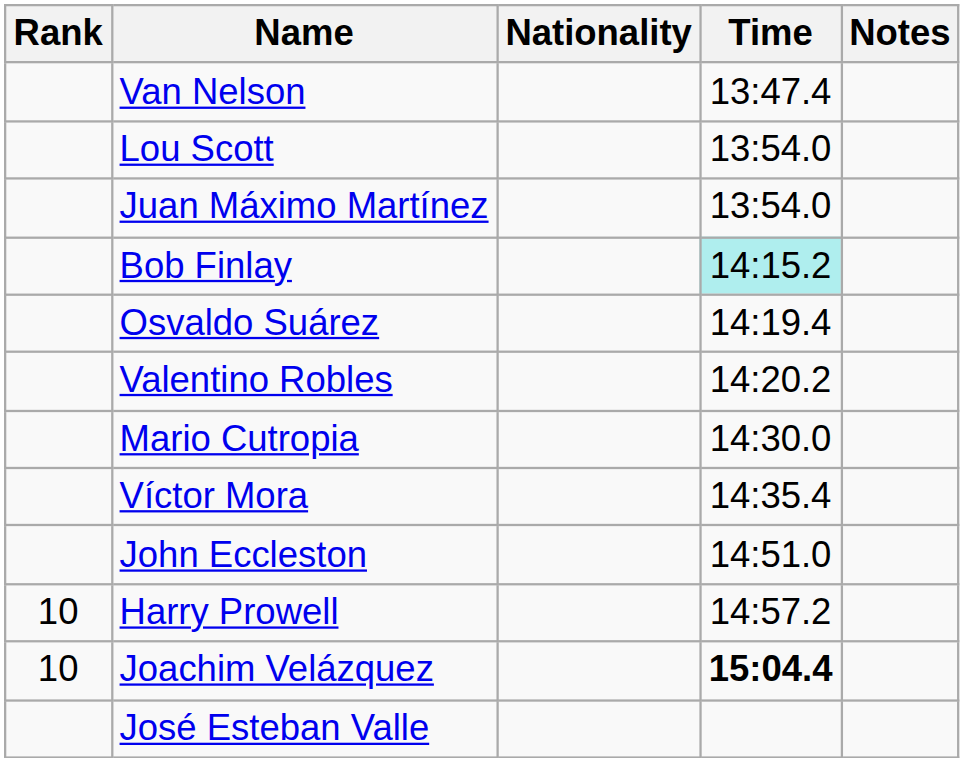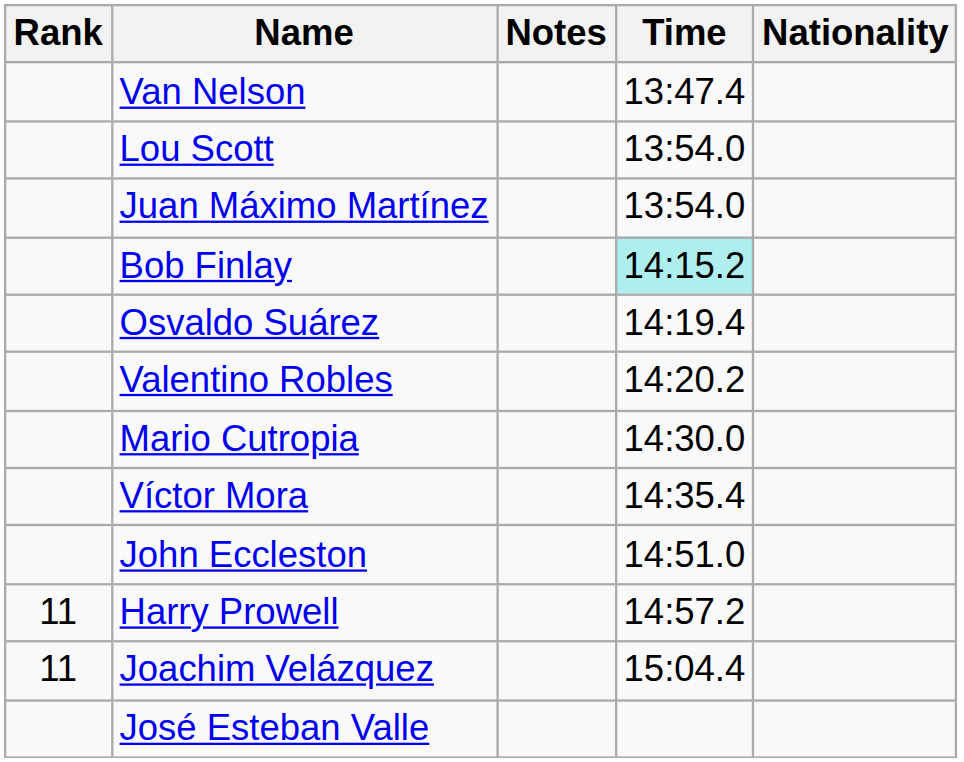columns swapped: (599, 33) <-> (900, 33)
(58, 611) 10 -> (58, 611) 11
(58, 669) 10 -> (58, 669) 11
(771, 669) bold -> (684, 669) normal
